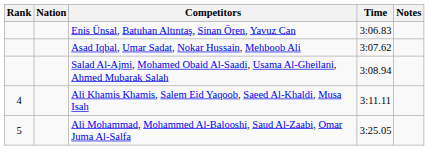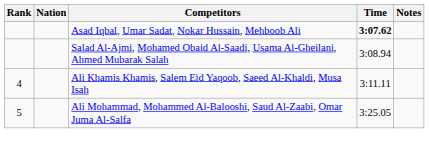- row: (184, 30)
(376, 47) normal -> (375, 30) bold
